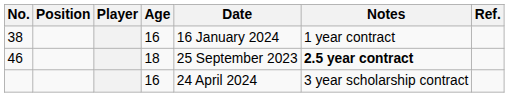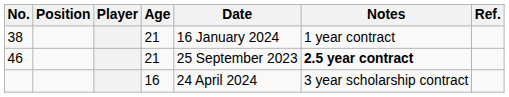(152, 37) 16 -> (152, 37) 21
(152, 59) 18 -> (152, 59) 21
